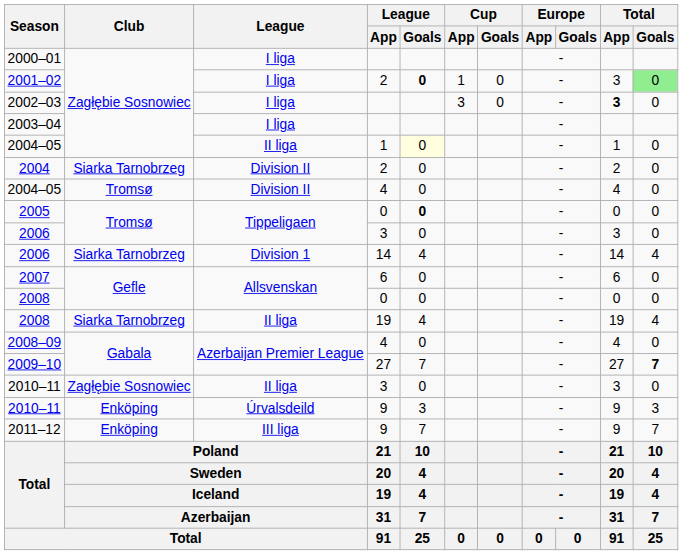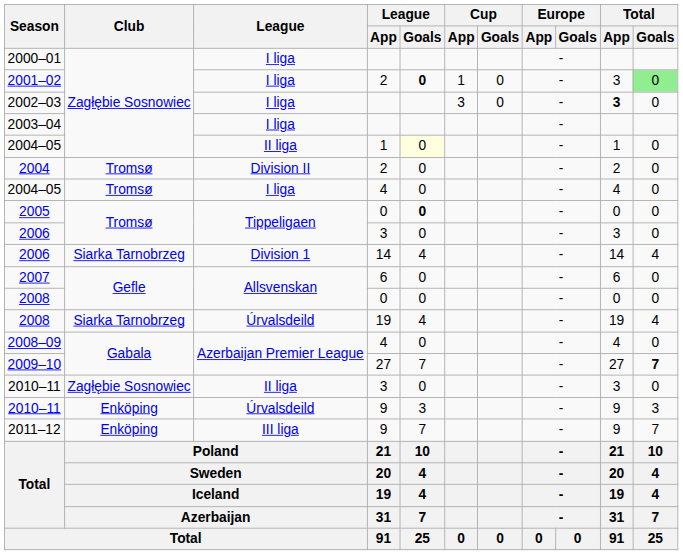(129, 168) Siarka Tarnobrzeg -> (129, 168) Tromsø
(280, 189) Division II -> (280, 189) I liga
(280, 320) II liga -> (280, 320) Úrvalsdeild
